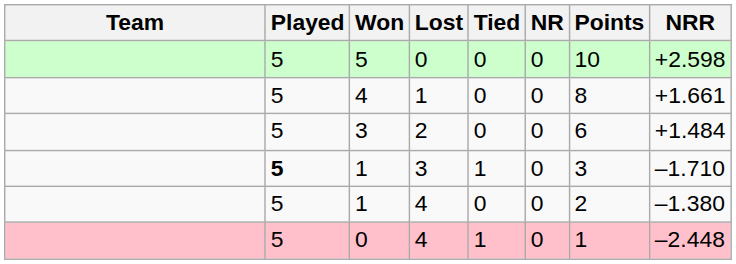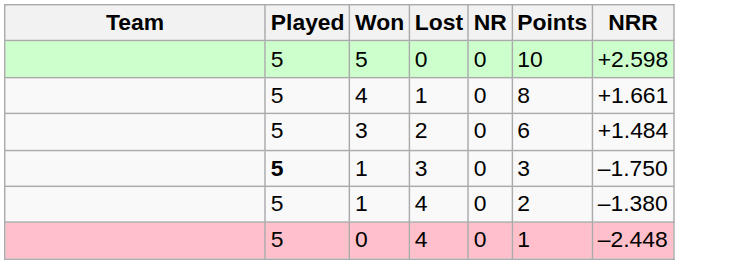- column: (497, 22)
(690, 167) –1.710 -> (633, 167) –1.750
